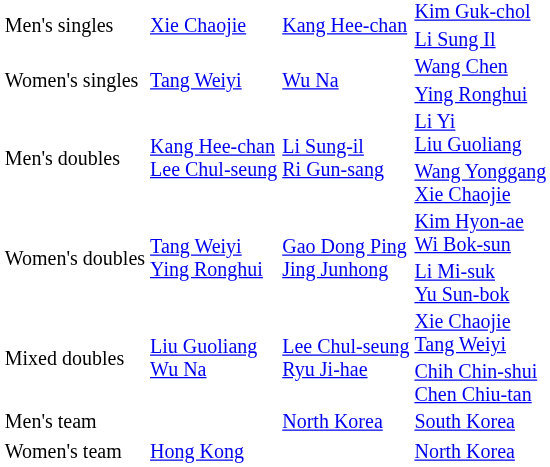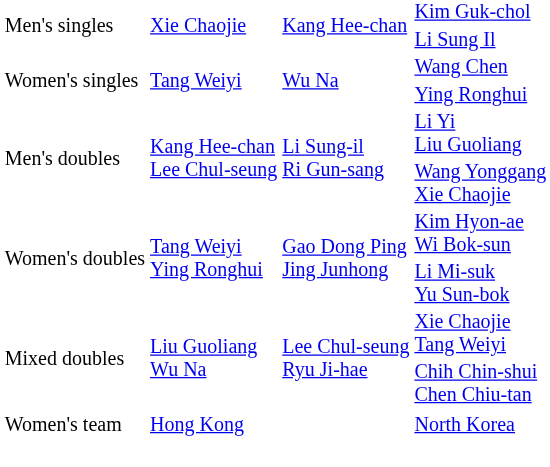- row: (465, 421)
